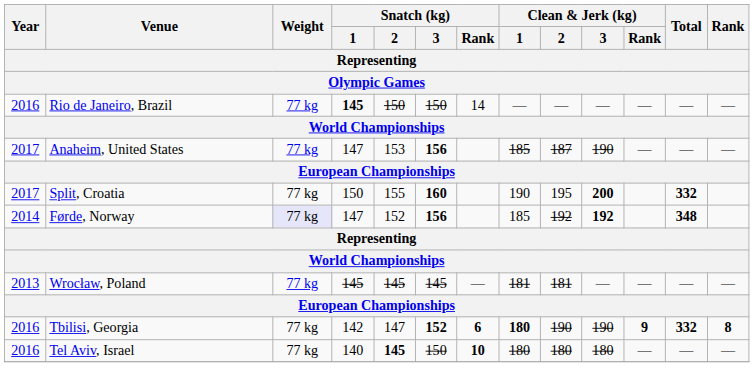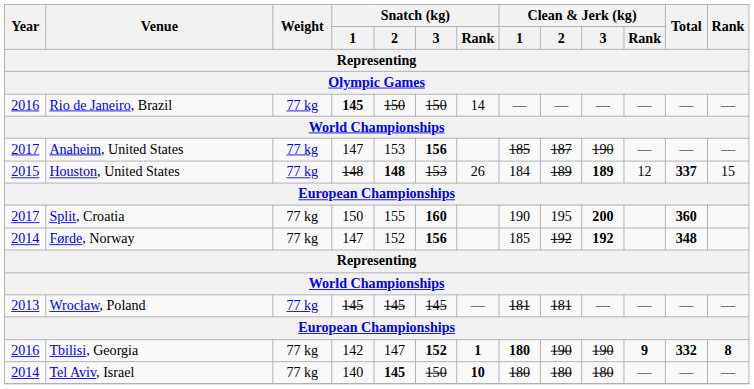+ row: (114, 171)
(686, 194) 332 -> (686, 216) 360
(302, 216) lavender background -> (302, 238) no background
(478, 328) 6 -> (478, 350) 1
(25, 350) 2016 -> (25, 372) 2014
